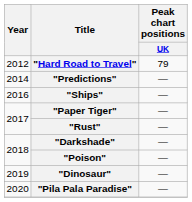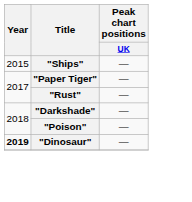- row: (85, 63)
- row: (85, 79)
(18, 95) 2016 -> (18, 63) 2015
(18, 173) normal -> (18, 142) bold
- row: (85, 189)
